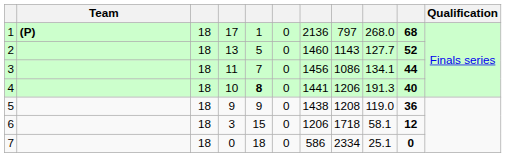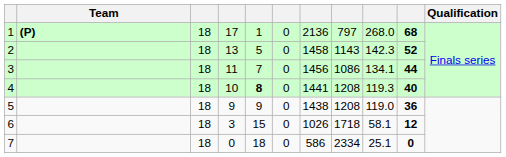(316, 50) 1460 -> (316, 50) 1458
(380, 50) 127.7 -> (380, 50) 142.3
(347, 87) 1206 -> (347, 87) 1208
(380, 87) 191.3 -> (380, 87) 119.3
(316, 124) 1206 -> (316, 124) 1026
